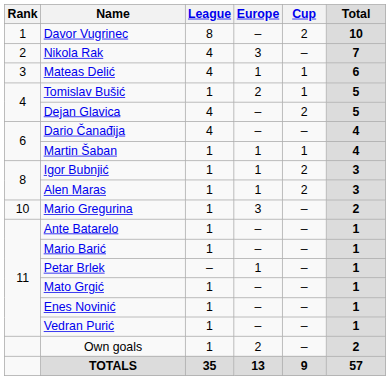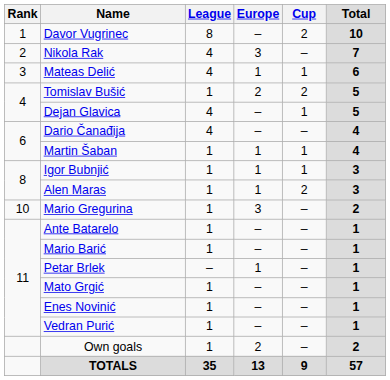(304, 92) 1 -> (304, 92) 2
(304, 111) 2 -> (304, 111) 1
(304, 170) 2 -> (304, 170) 1
